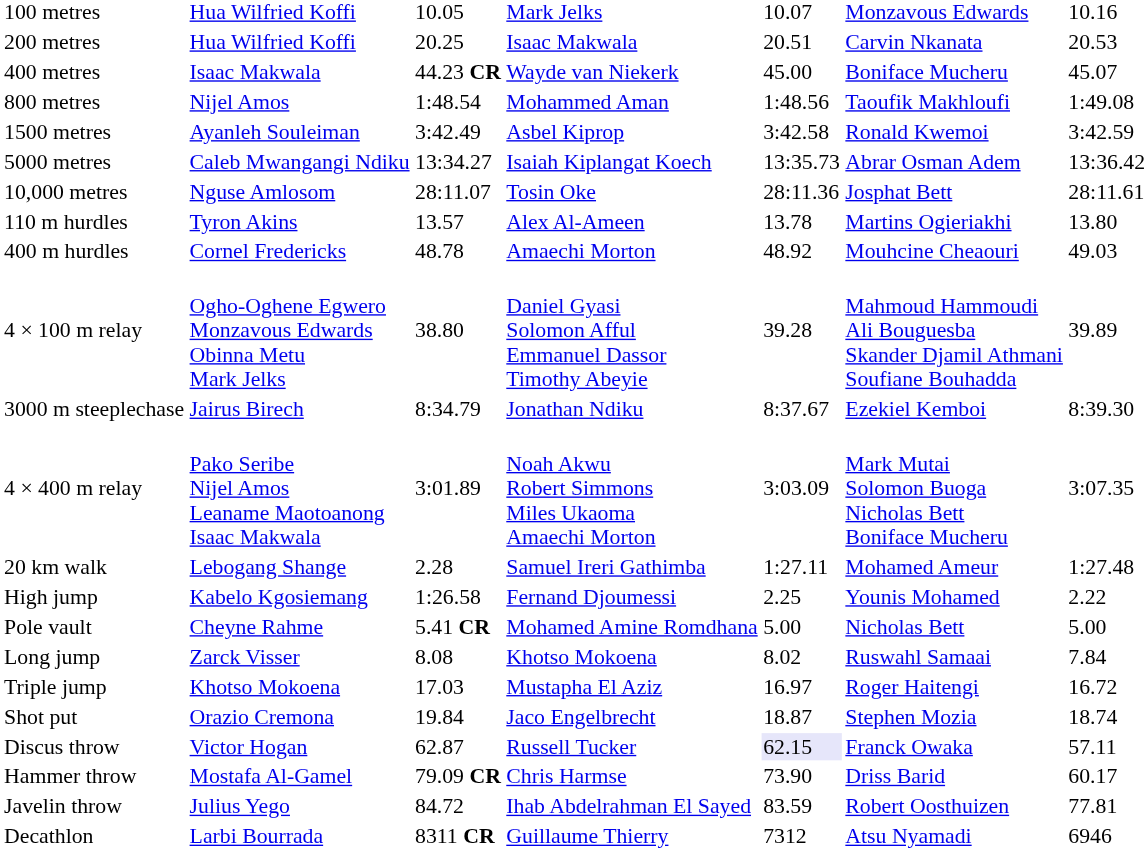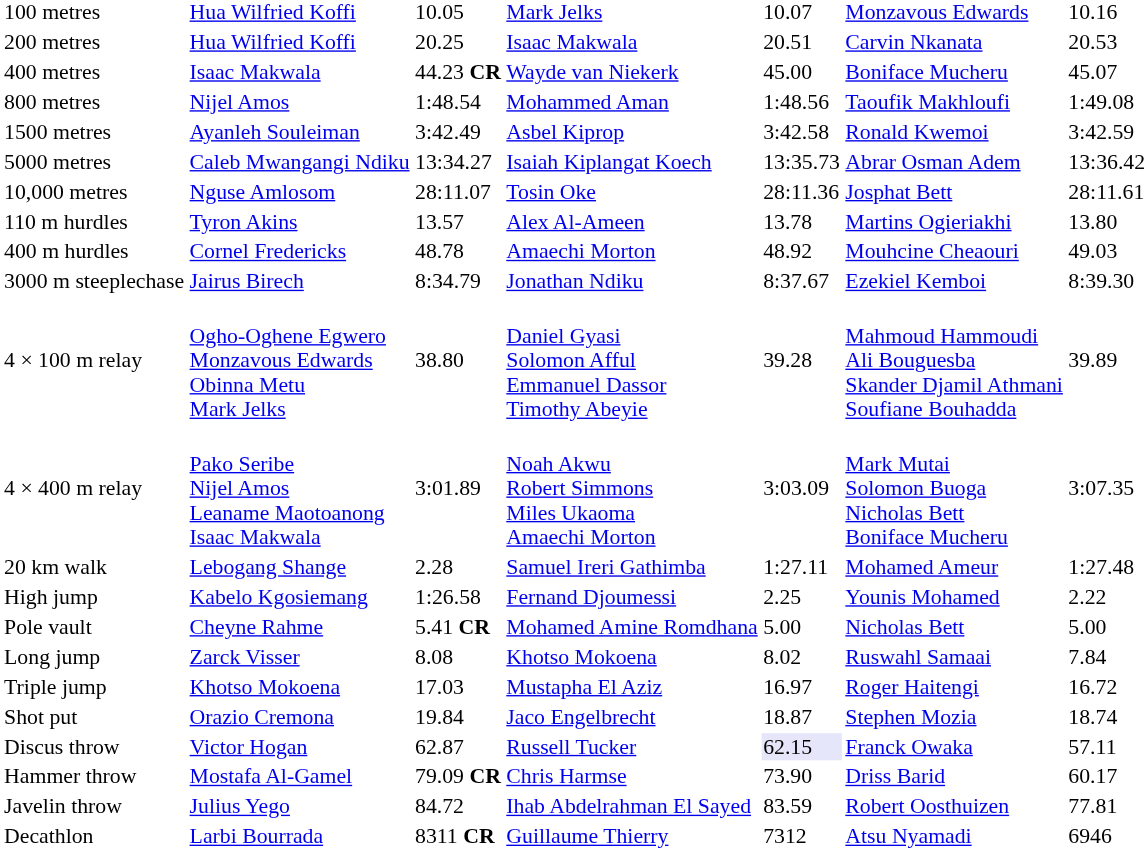rows swapped: (94, 409) <-> (73, 330)
